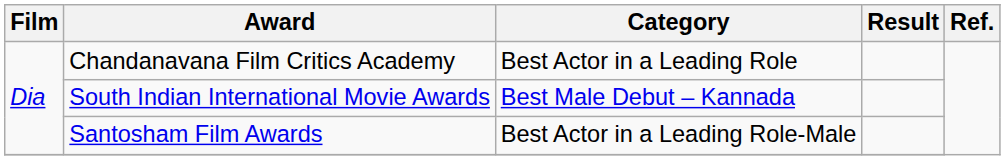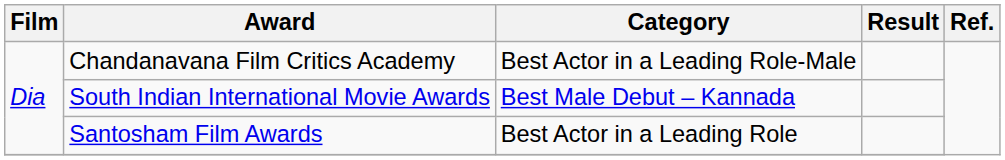(649, 60) Best Actor in a Leading Role -> (679, 60) Best Actor in a Leading Role-Male
(679, 135) Best Actor in a Leading Role-Male -> (649, 135) Best Actor in a Leading Role
